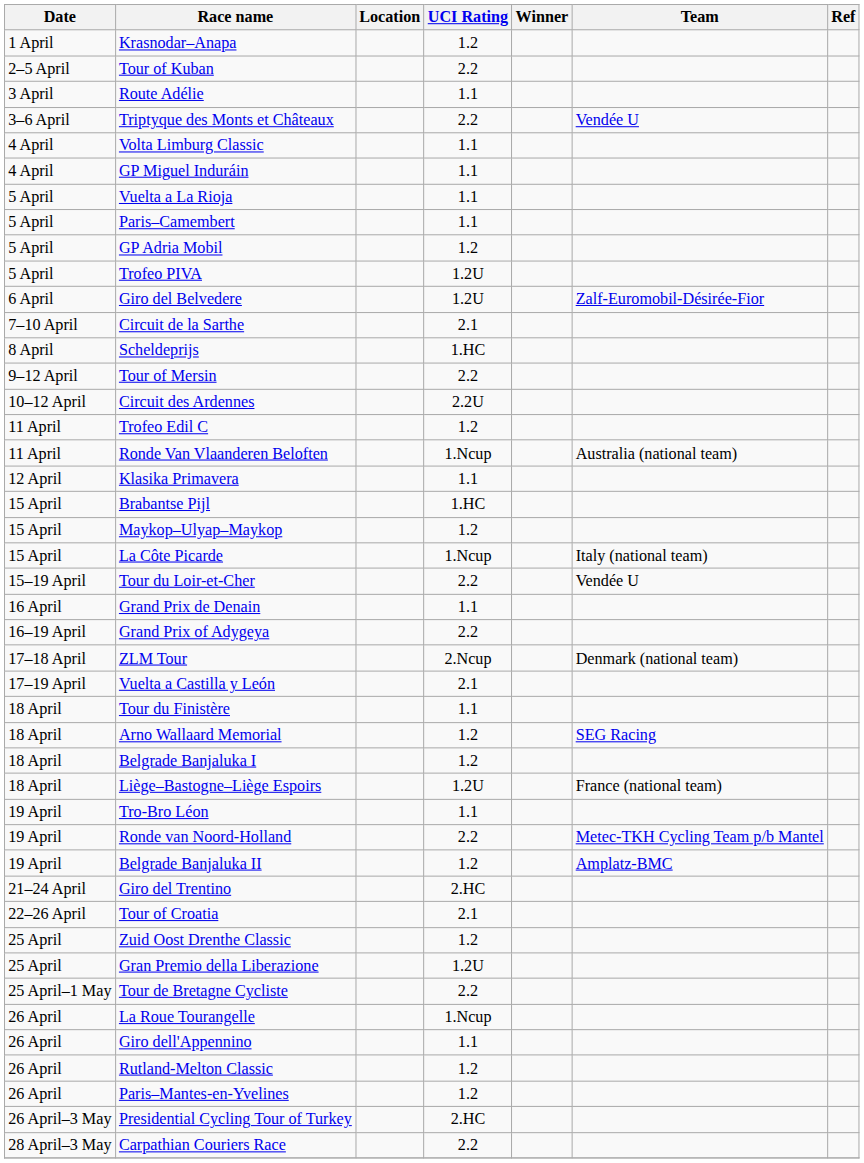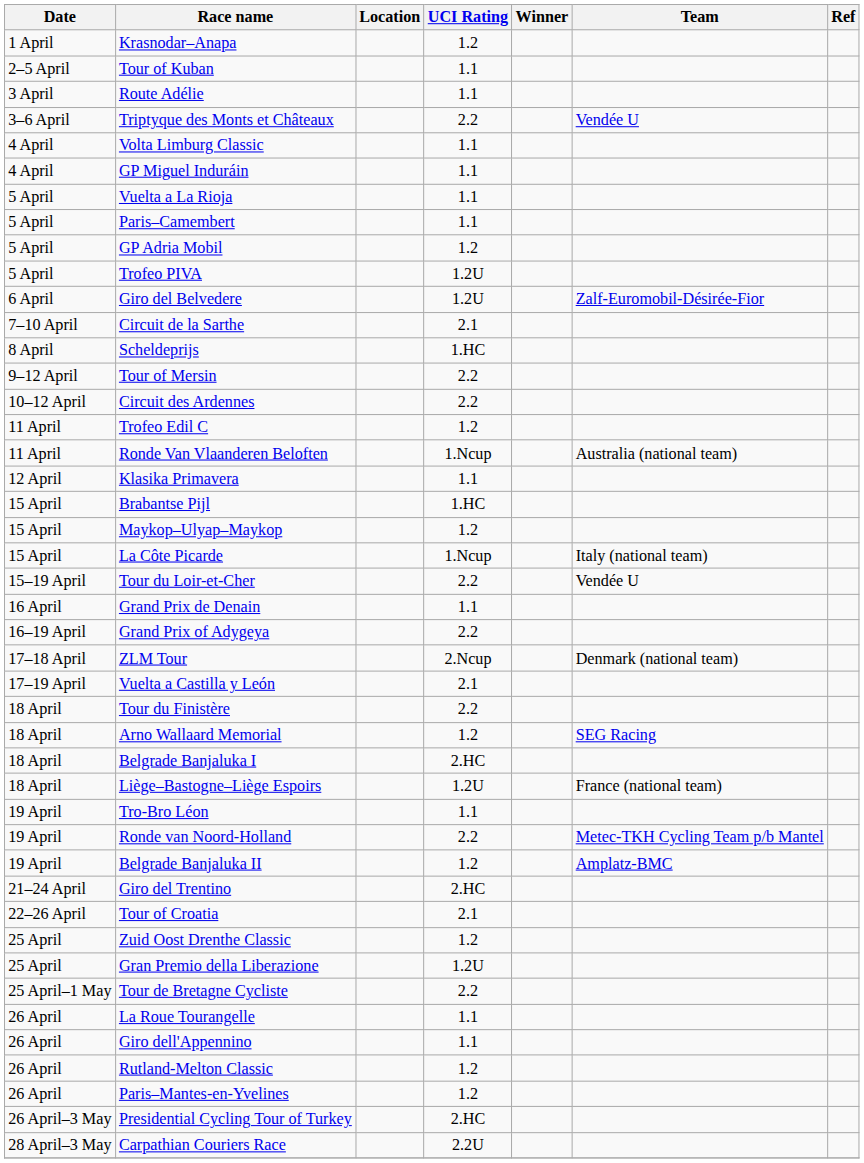(468, 68) 2.2 -> (468, 68) 1.1
(468, 401) 2.2U -> (468, 401) 2.2
(468, 709) 1.1 -> (468, 709) 2.2
(468, 760) 1.2 -> (468, 760) 2.HC
(468, 1016) 1.Ncup -> (468, 1016) 1.1
(468, 1144) 2.2 -> (468, 1144) 2.2U
